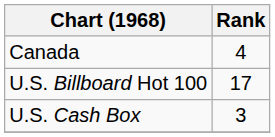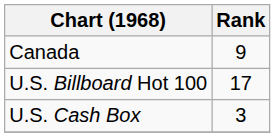(241, 52) 4 -> (241, 52) 9
